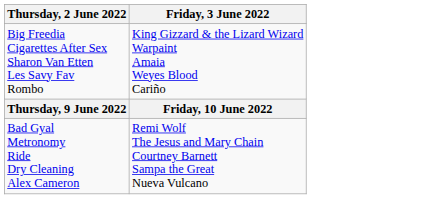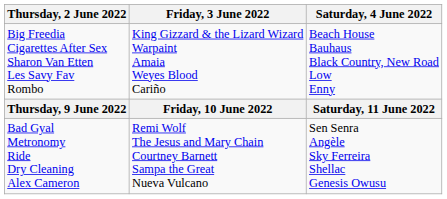+ column: (374, 14)
